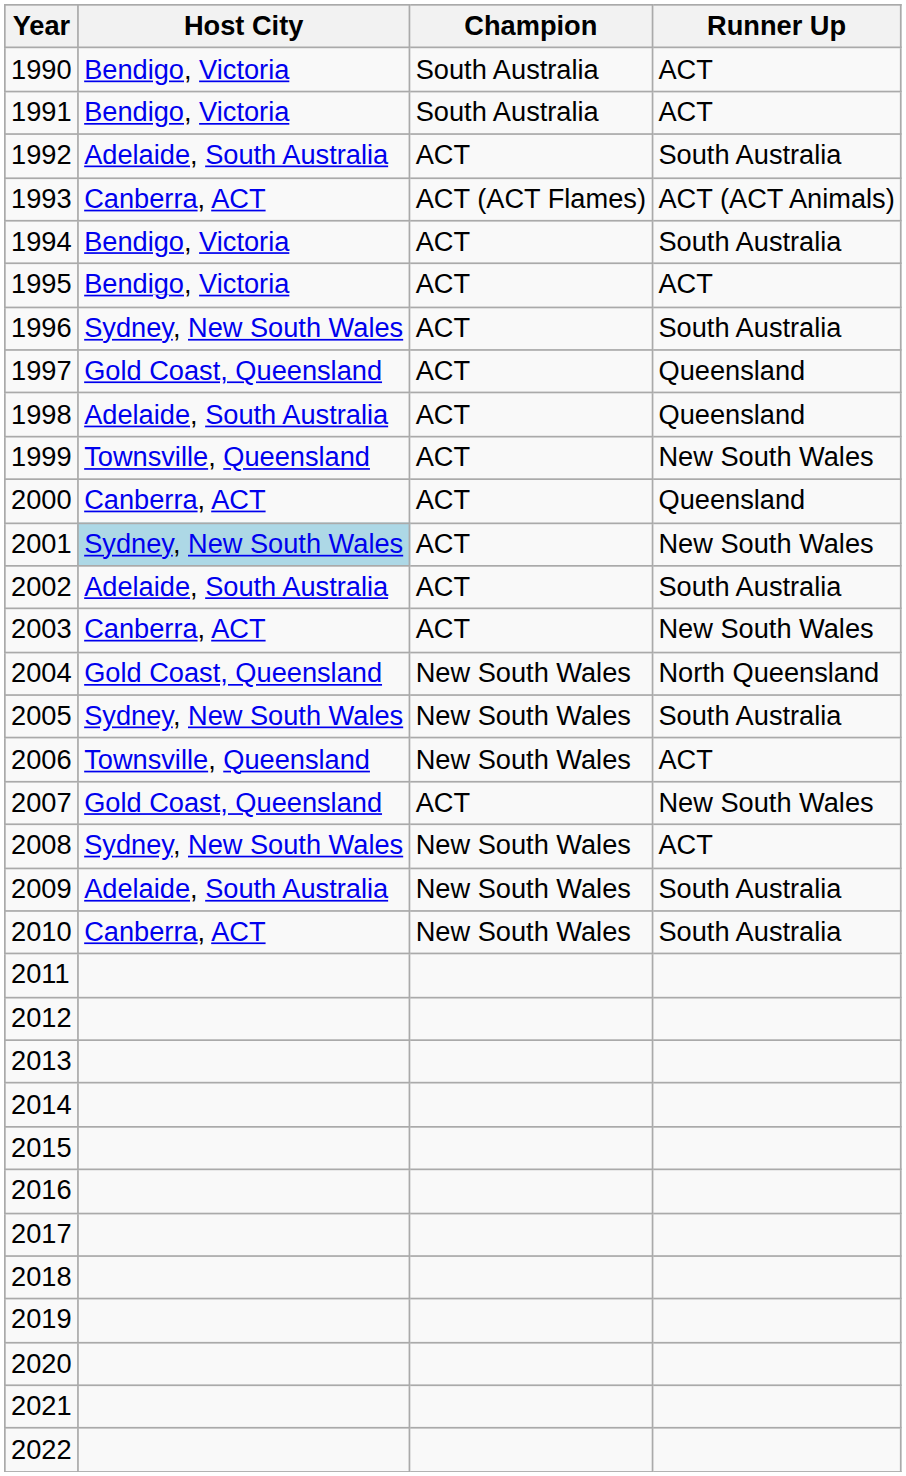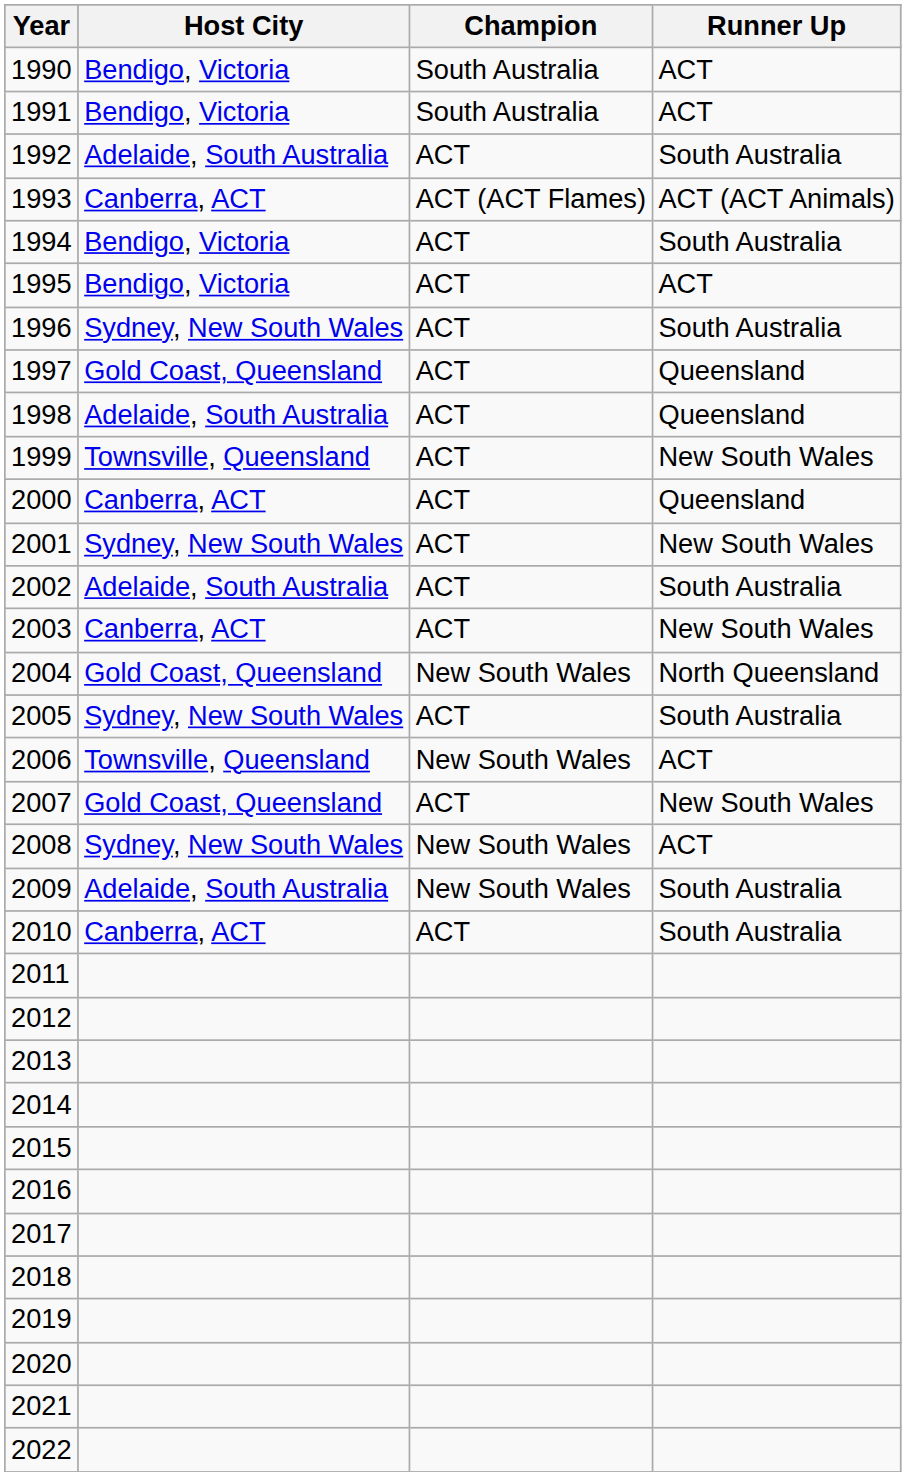(244, 543) lightblue background -> (244, 543) no background
(523, 716) New South Wales -> (443, 716) ACT
(523, 931) New South Wales -> (443, 931) ACT
